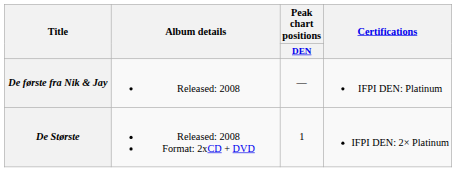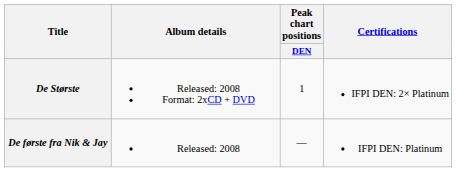rows swapped: (58, 137) <-> (58, 83)
